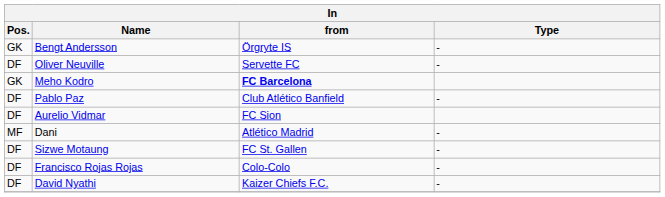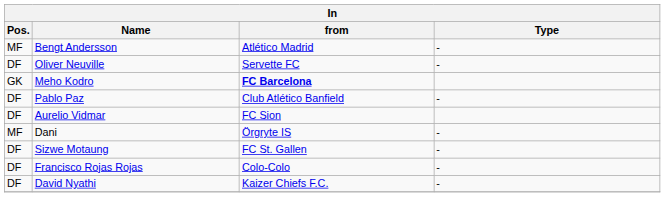(15, 47) GK -> (15, 47) MF
(267, 47) Örgryte IS -> (278, 47) Atlético Madrid
(278, 133) Atlético Madrid -> (267, 133) Örgryte IS
